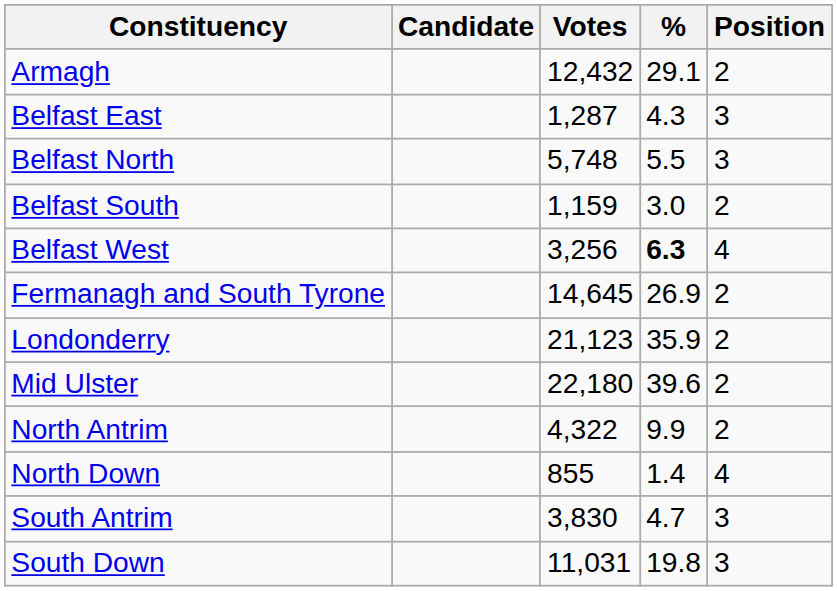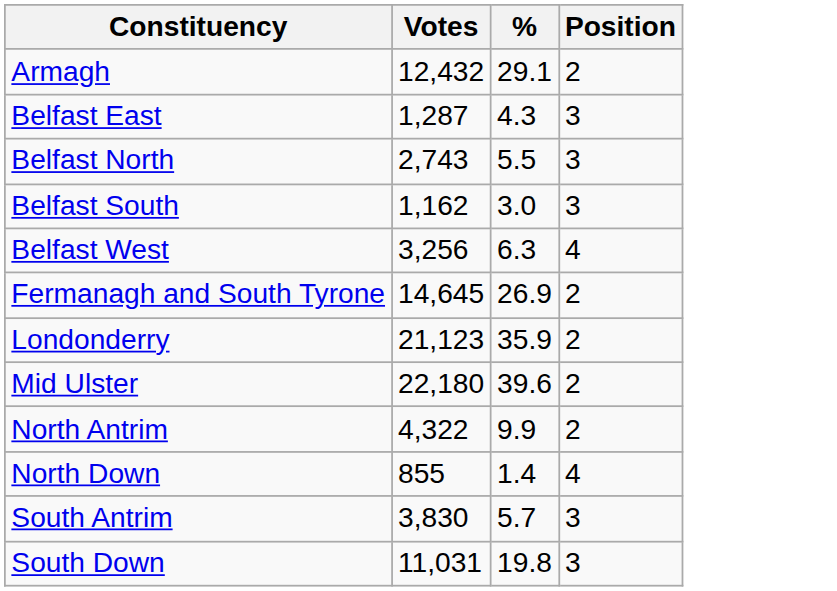- column: (466, 26)
(582, 160) 5,748 -> (433, 160) 2,743
(582, 205) 1,159 -> (433, 205) 1,162
(722, 205) 2 -> (573, 205) 3
(666, 250) bold -> (517, 250) normal
(666, 518) 4.7 -> (517, 518) 5.7
